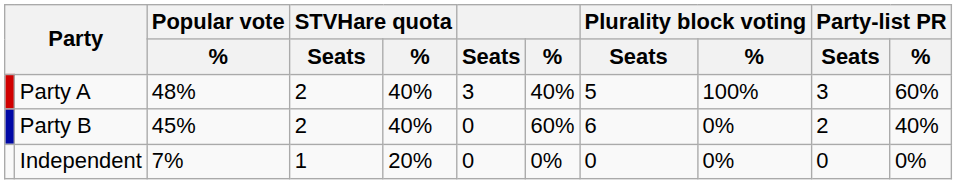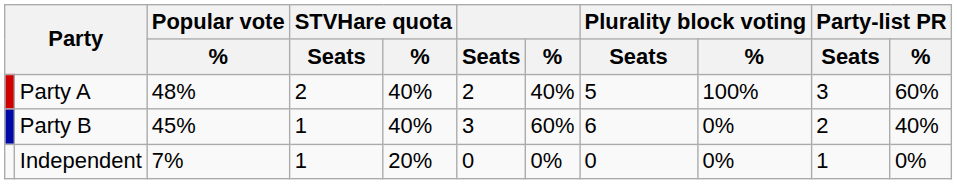(468, 91) 3 -> (468, 91) 2
(301, 126) 2 -> (301, 126) 1
(468, 126) 0 -> (468, 126) 3
(822, 160) 0 -> (822, 160) 1
